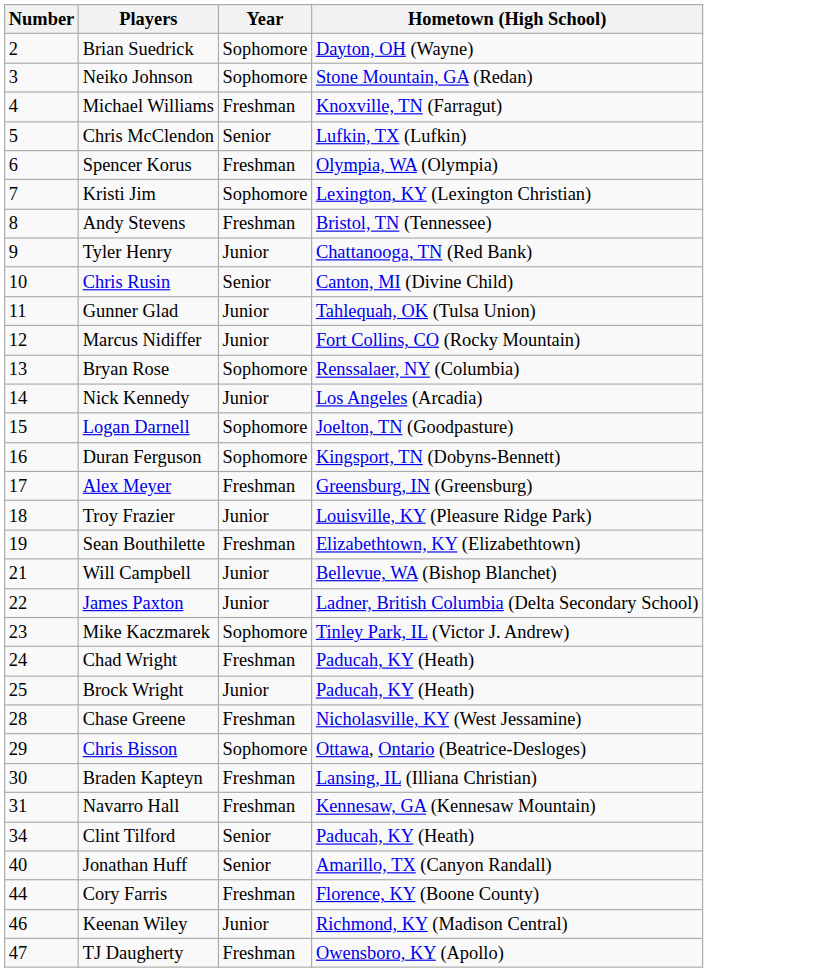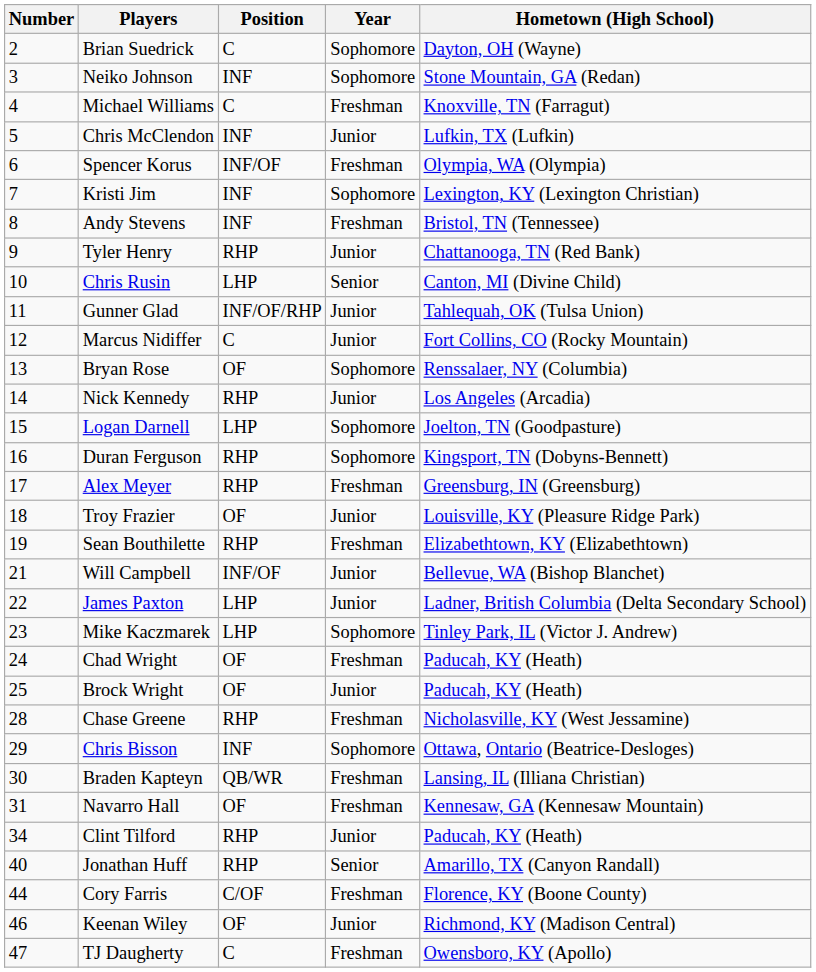+ column: (272, 19)
(247, 135) Senior -> (353, 135) Junior
(247, 836) Senior -> (353, 836) Junior
